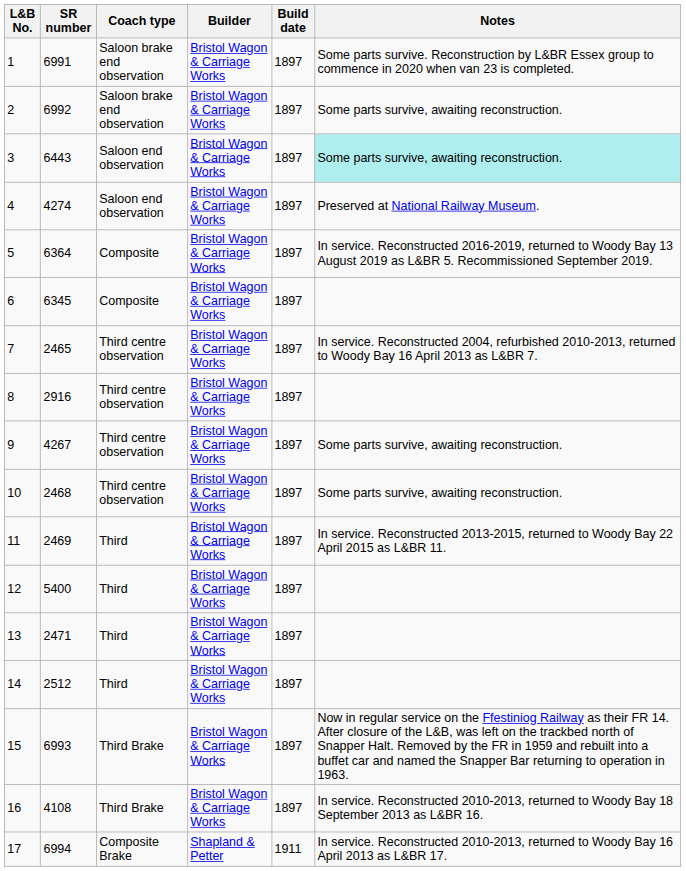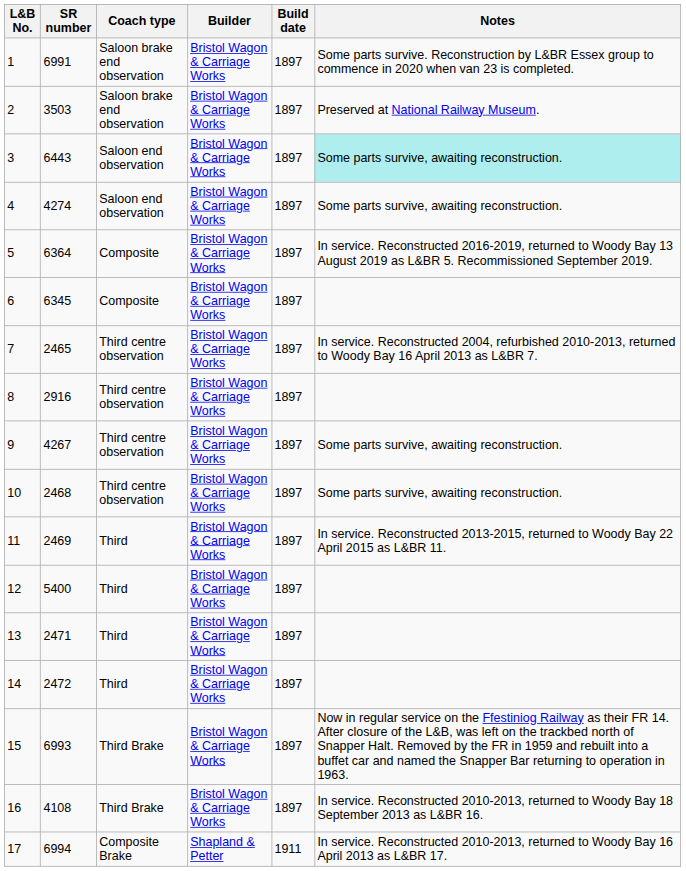(57, 110) 6992 -> (57, 110) 3503
(440, 110) Some parts survive, awaiting reconstruction. -> (428, 110) Preserved at National Railway Museum.
(428, 205) Preserved at National Railway Museum. -> (440, 205) Some parts survive, awaiting reconstruction.
(57, 684) 2512 -> (57, 684) 2472
